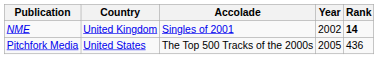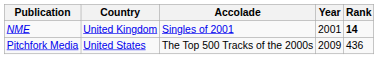(330, 29) 2002 -> (330, 29) 2001
(330, 45) 2005 -> (330, 45) 2009
